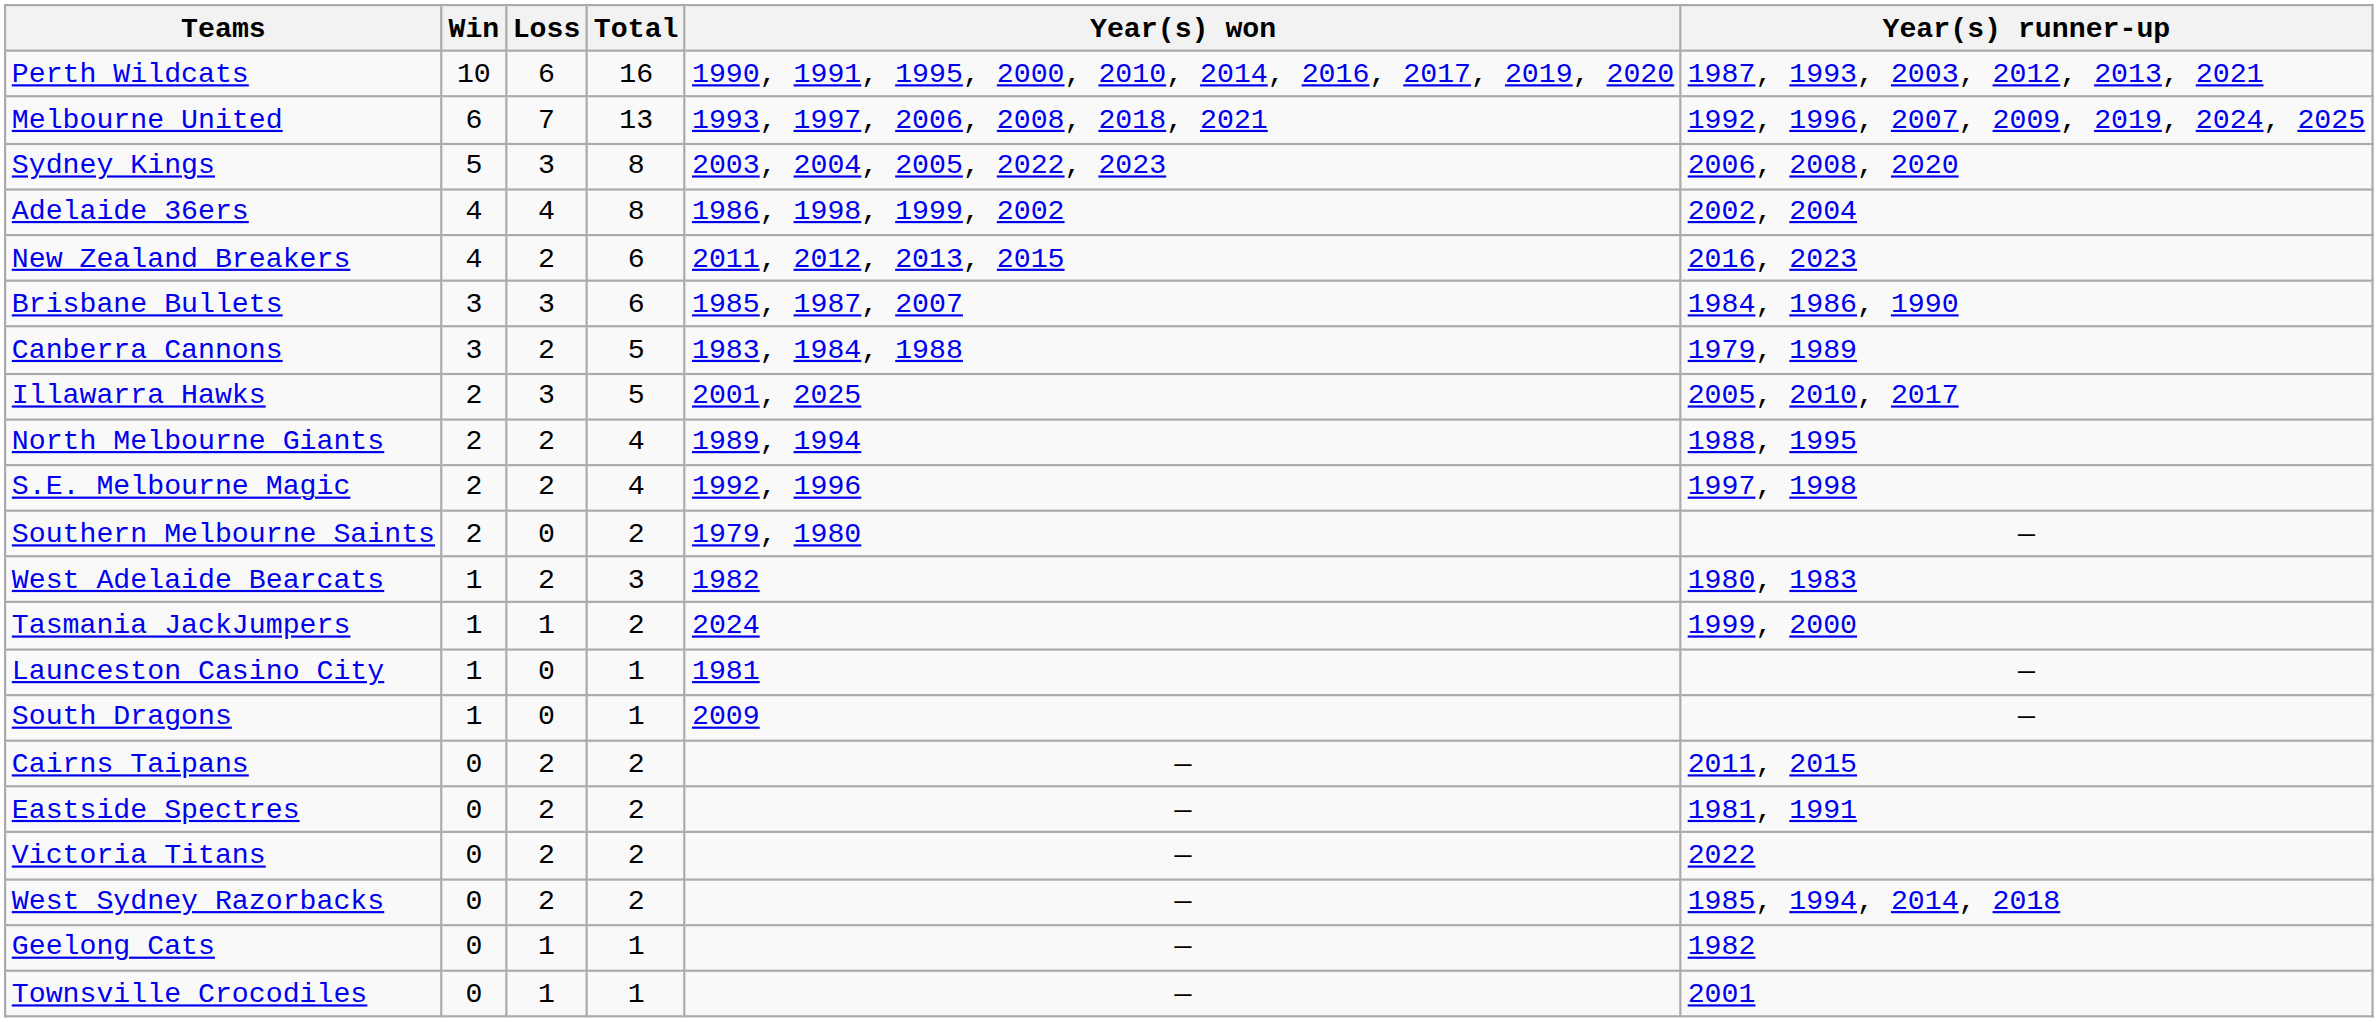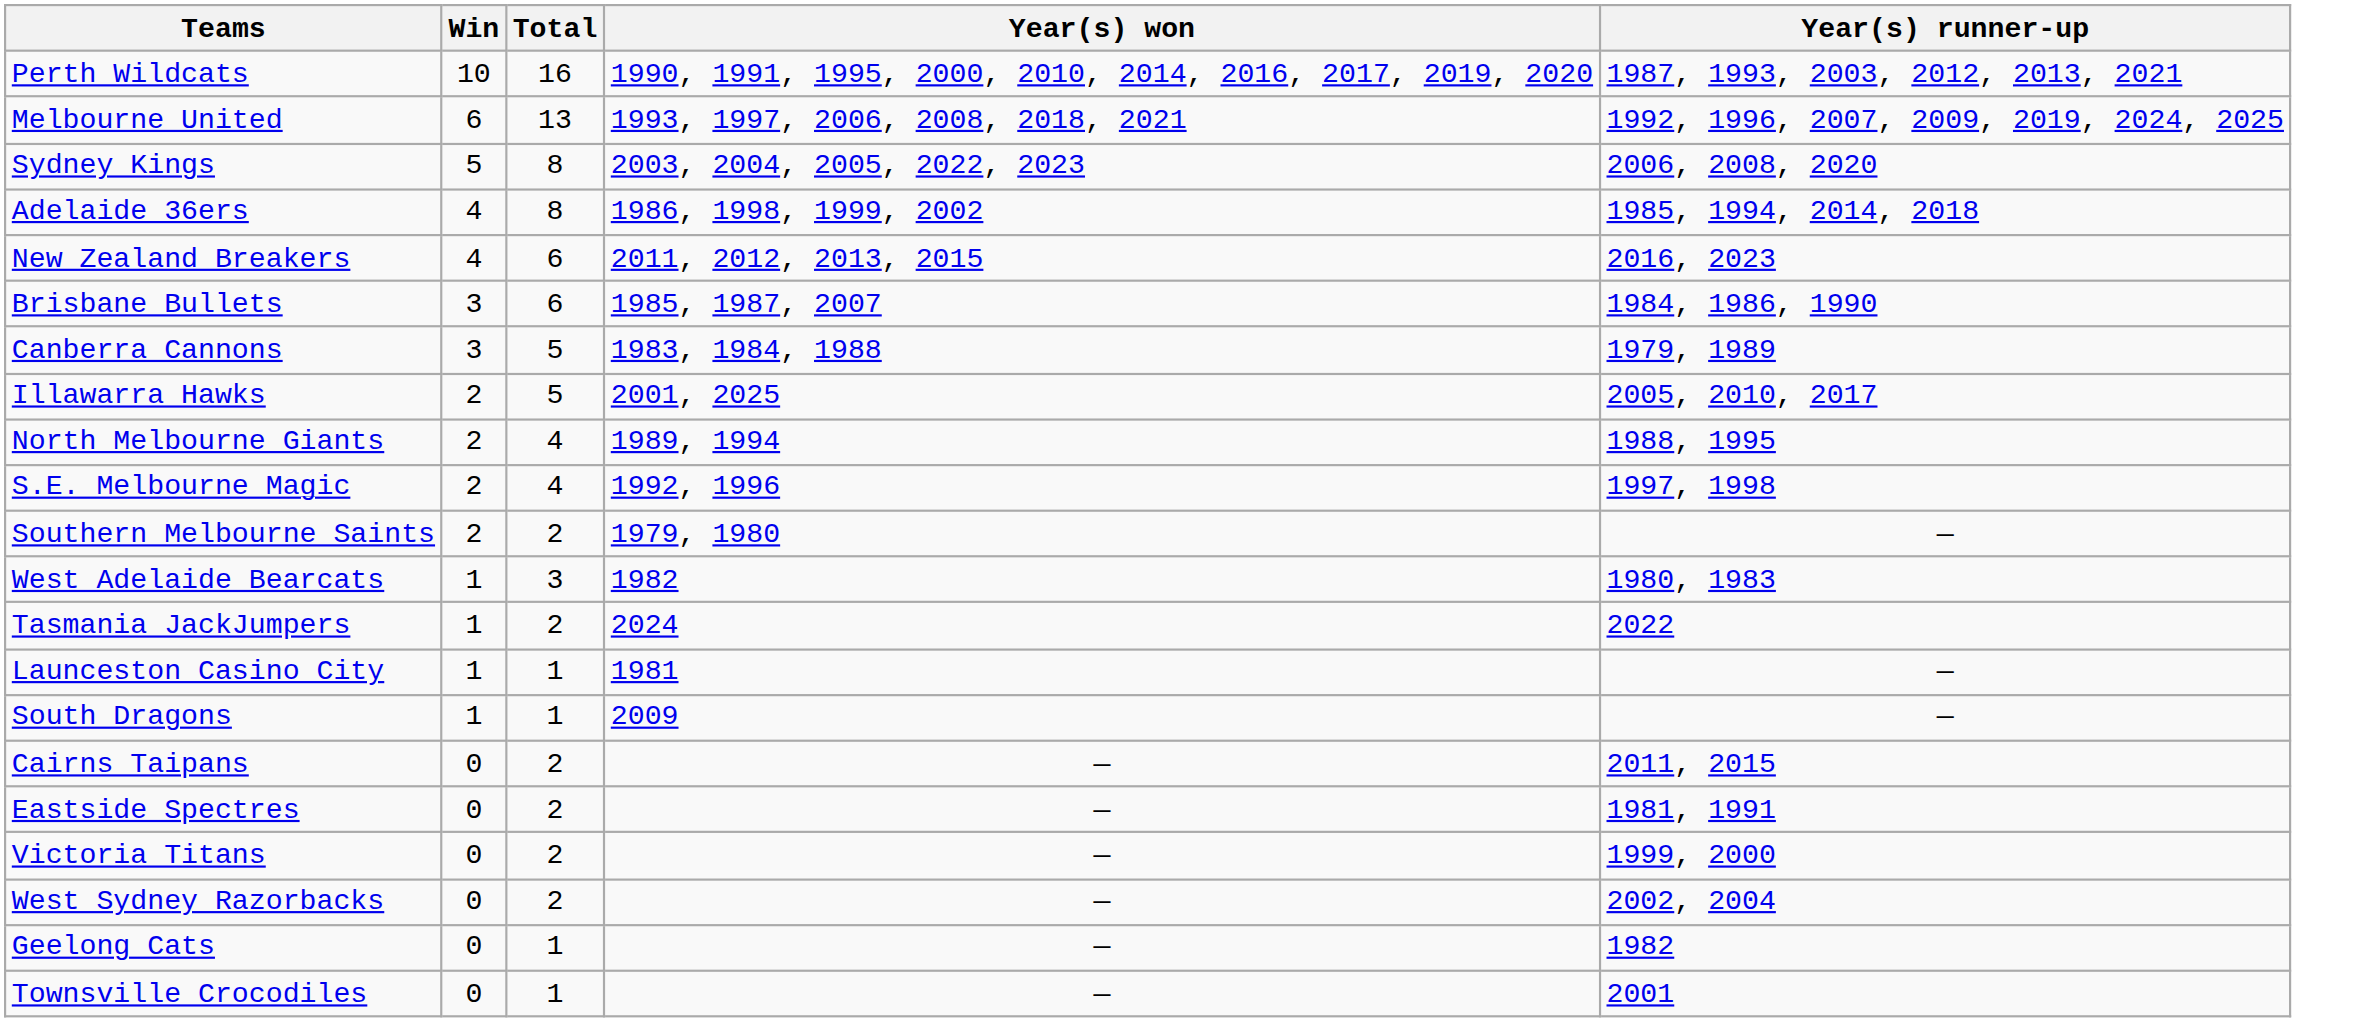- column: (547, 28)
(1772, 212) 2002, 2004 -> (1793, 212) 1985, 1994, 2014, 2018
(1772, 626) 1999, 2000 -> (1640, 626) 2022
(1722, 856) 2022 -> (1691, 856) 1999, 2000
(1874, 902) 1985, 1994, 2014, 2018 -> (1691, 902) 2002, 2004
